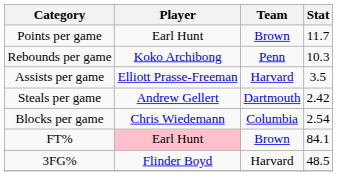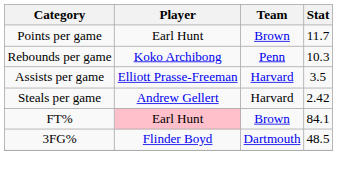(272, 98) Dartmouth -> (272, 98) Harvard
- row: (60, 118)
(272, 160) Harvard -> (272, 139) Dartmouth
